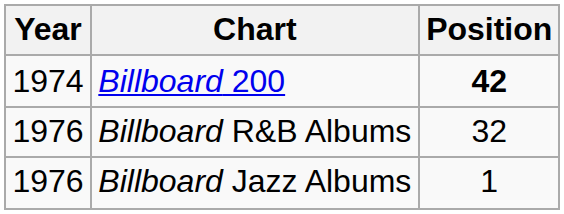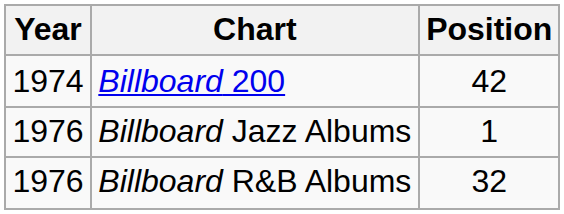(489, 80) bold -> (489, 80) normal
rows swapped: (255, 131) <-> (255, 182)
